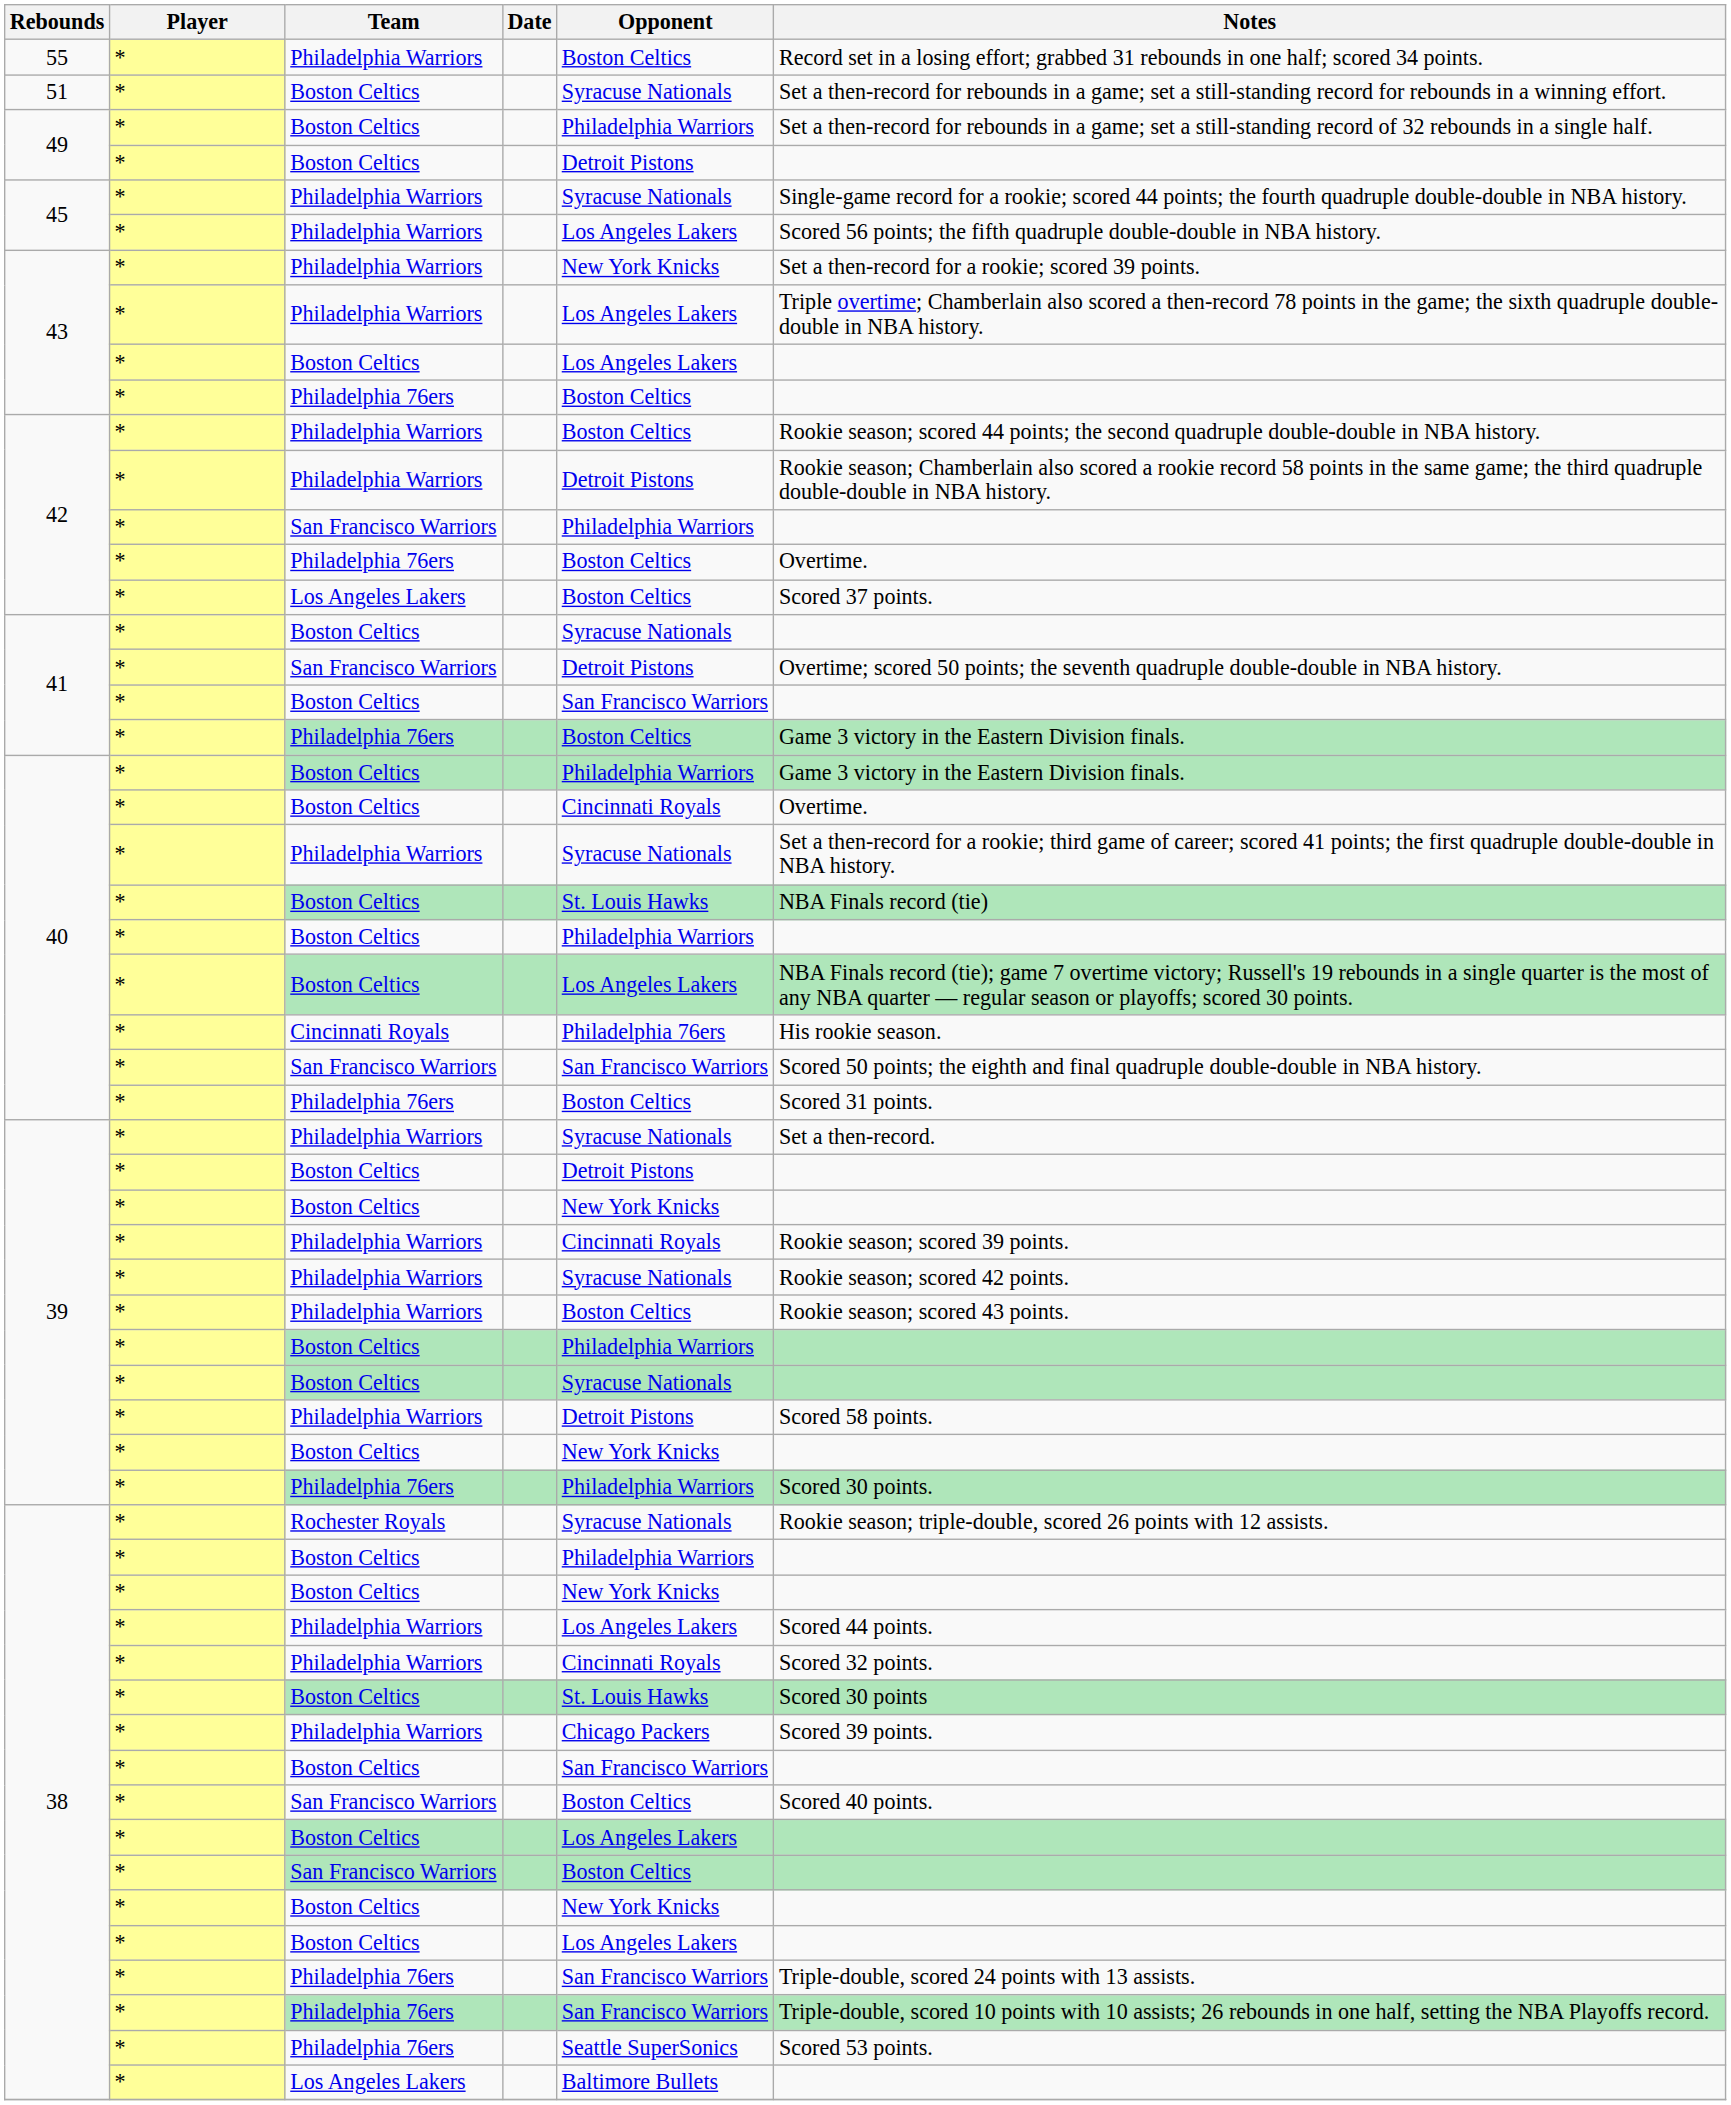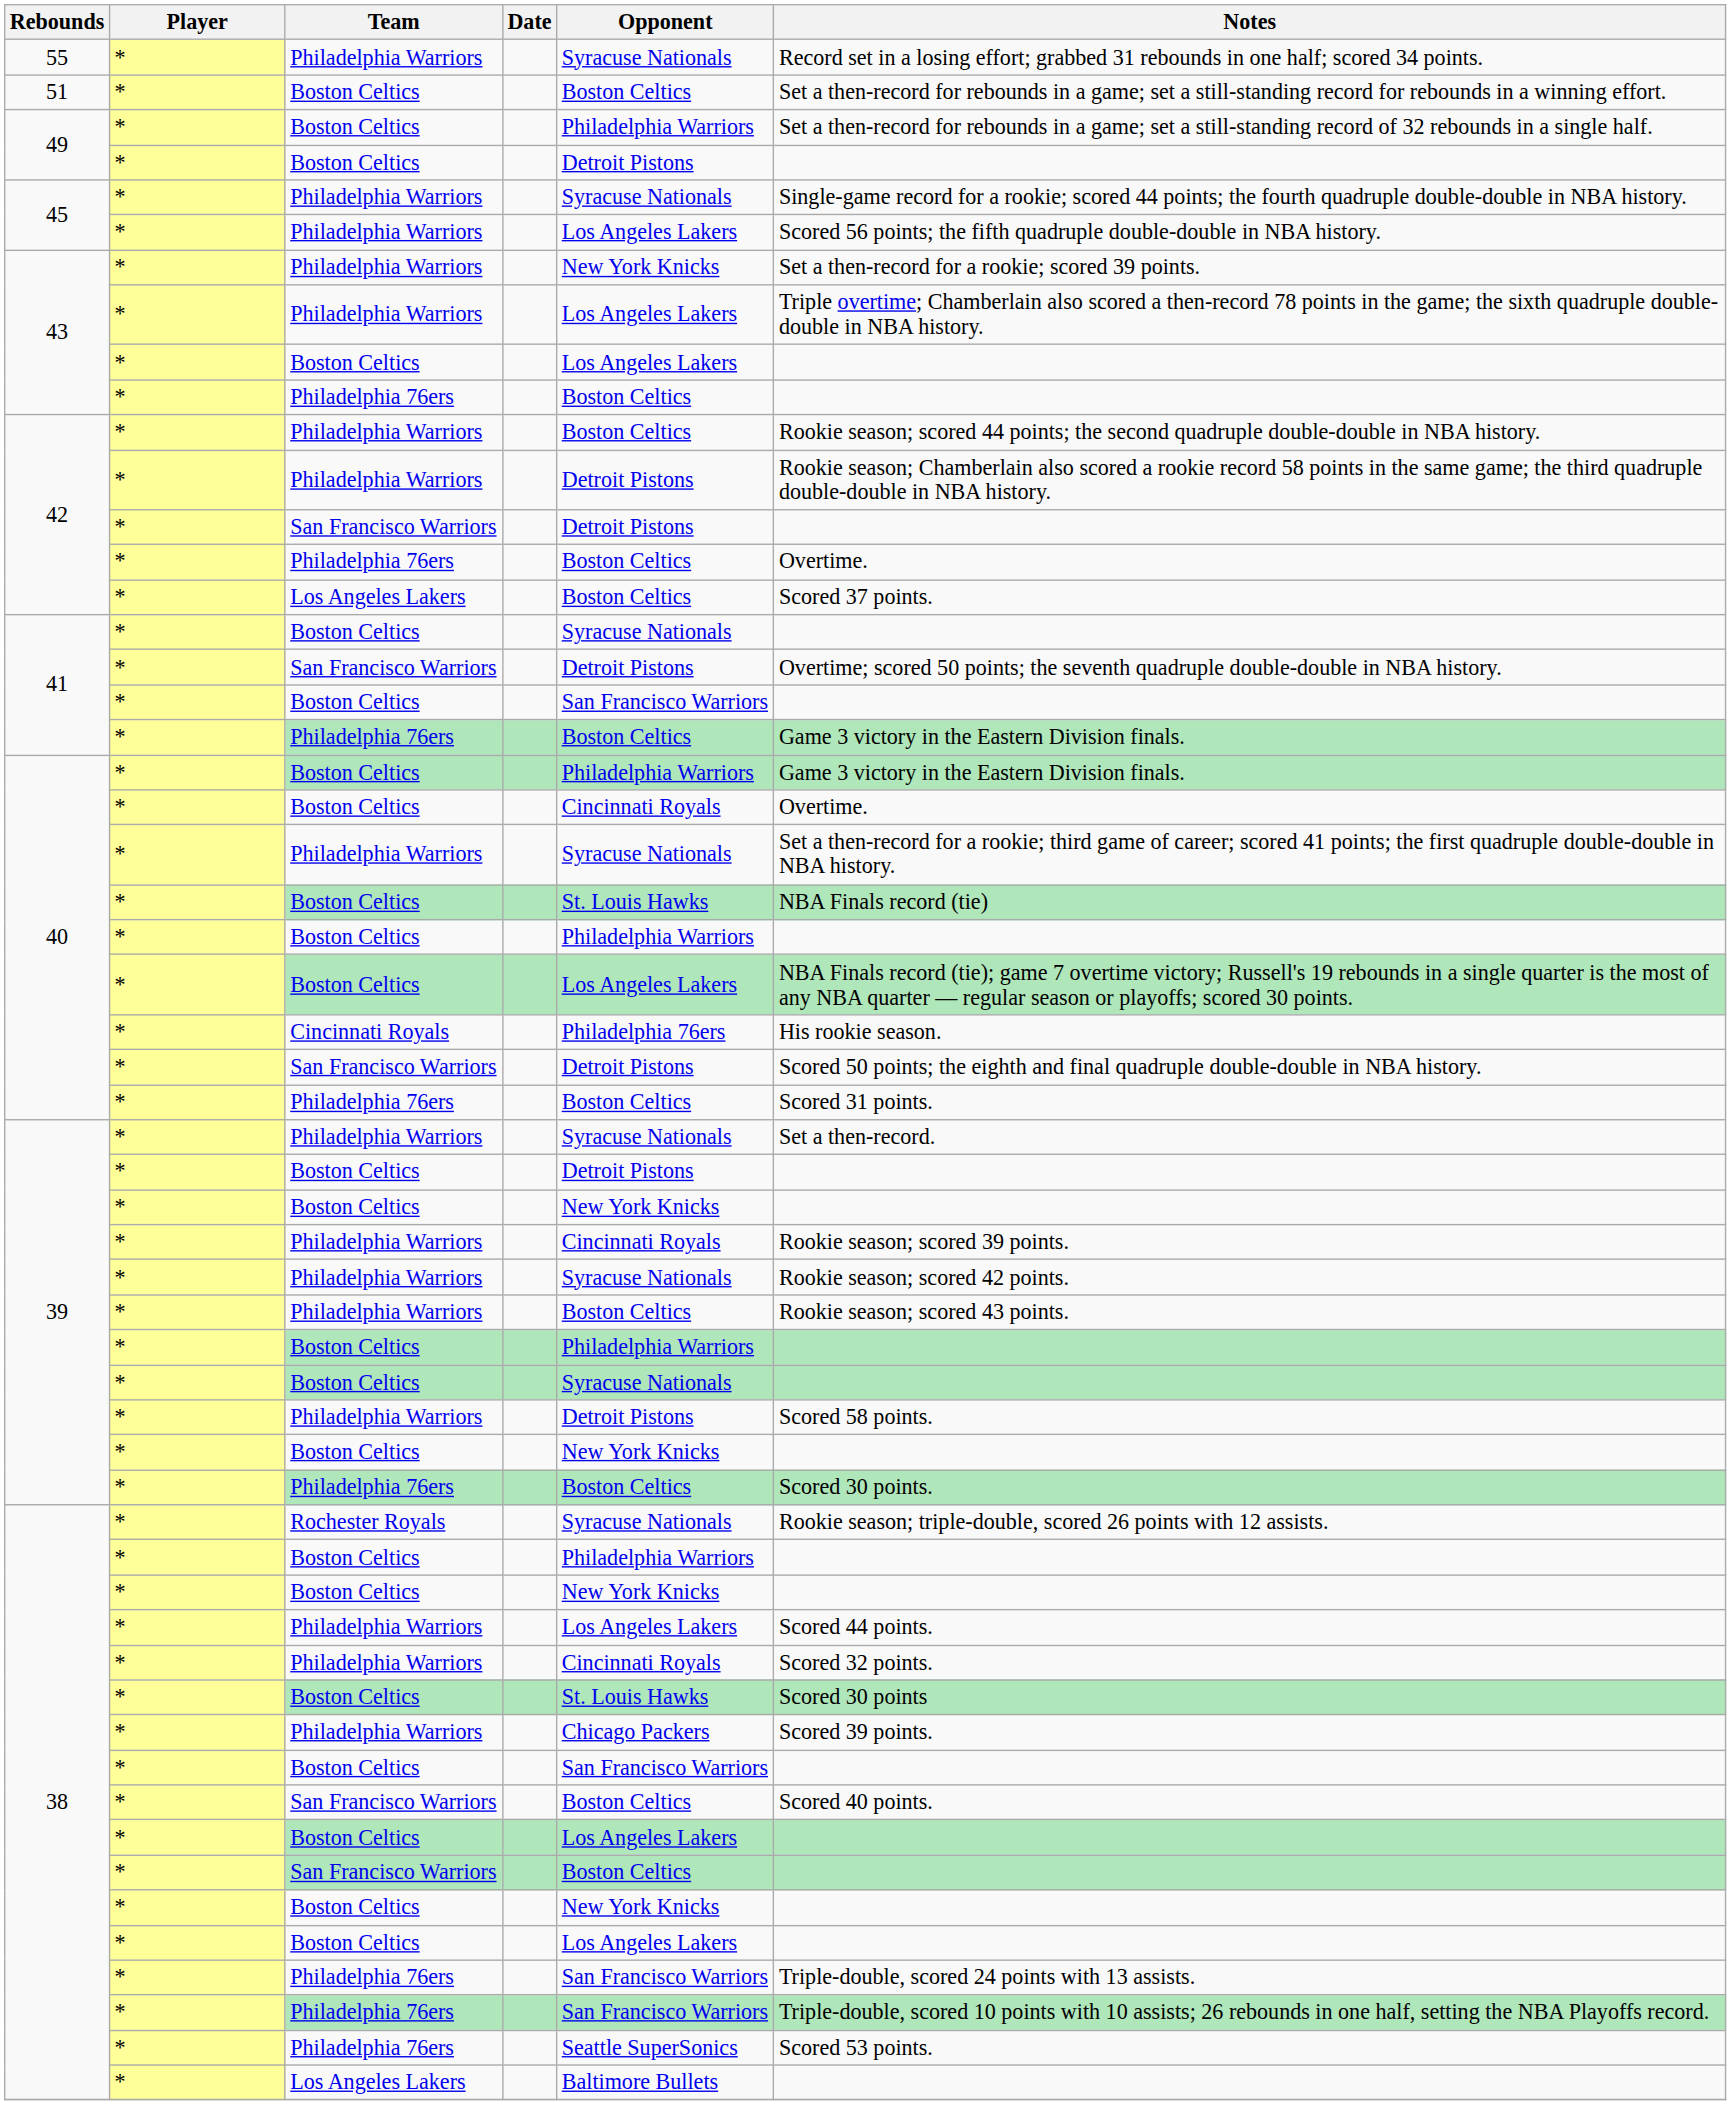(626, 57) Boston Celtics -> (647, 57) Syracuse Nationals
(647, 92) Syracuse Nationals -> (626, 92) Boston Celtics
(658, 526) Philadelphia Warriors -> (628, 526) Detroit Pistons
(665, 1066) San Francisco Warriors -> (628, 1066) Detroit Pistons
(658, 1487) Philadelphia Warriors -> (626, 1487) Boston Celtics
